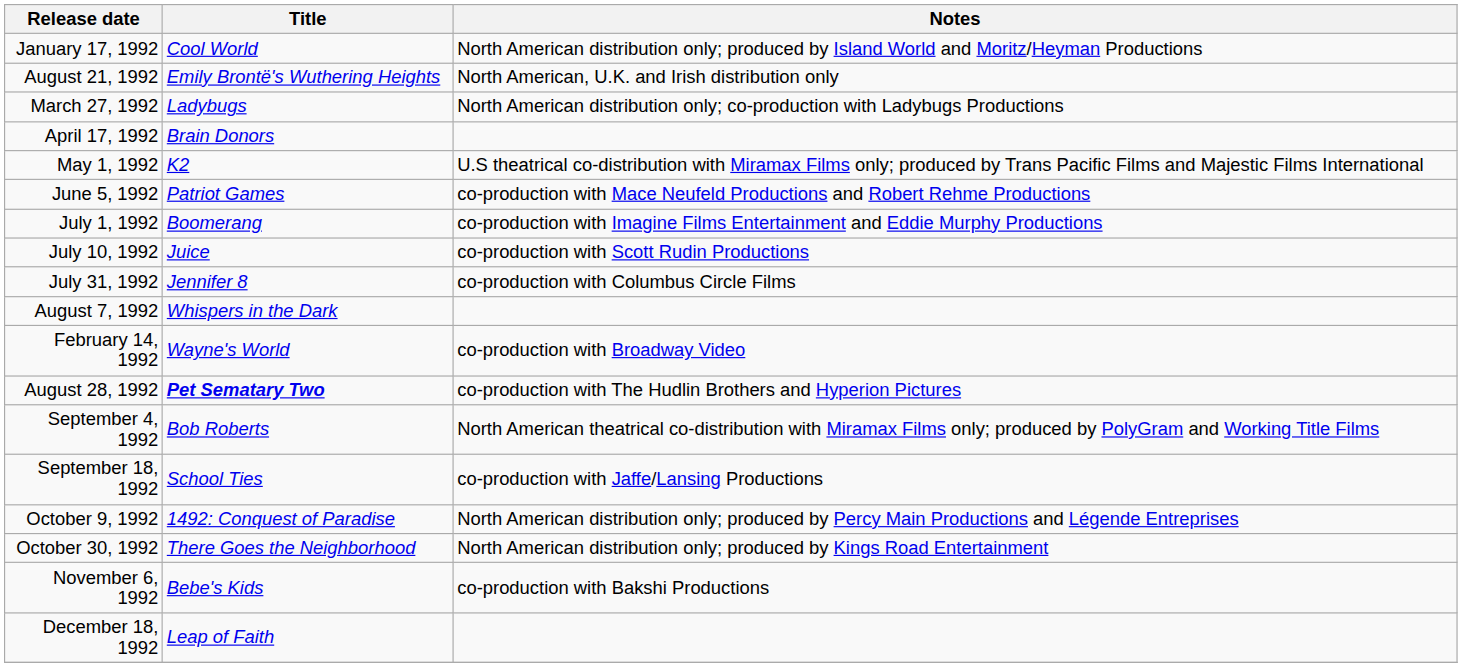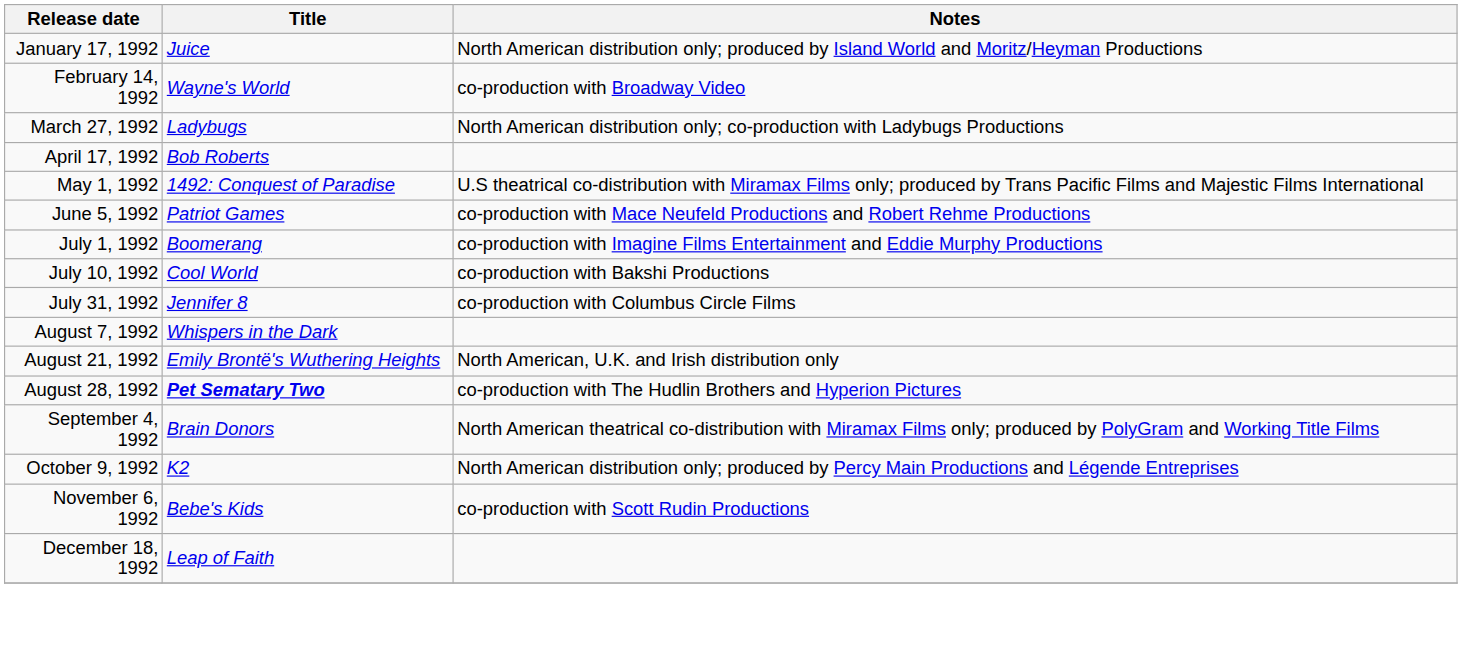(212, 48) Cool World -> (188, 48) Juice
rows swapped: (106, 350) <-> (91, 77)
(220, 135) Brain Donors -> (218, 156) Bob Roberts
(178, 164) K2 -> (281, 185) 1492: Conquest of Paradise
(188, 252) Juice -> (212, 273) Cool World
(633, 252) co-production with Scott Rudin Productions -> (613, 273) co-production with Bakshi Productions
(218, 429) Bob Roberts -> (220, 429) Brain Donors
- row: (98, 479)
(281, 518) 1492: Conquest of Paradise -> (178, 469) K2
- row: (87, 548)
(613, 587) co-production with Bakshi Productions -> (633, 508) co-production with Scott Rudin Productions
